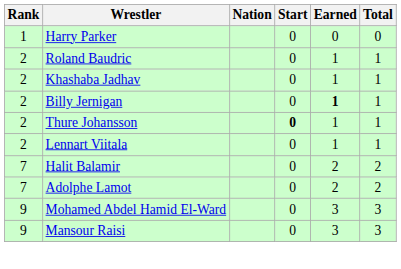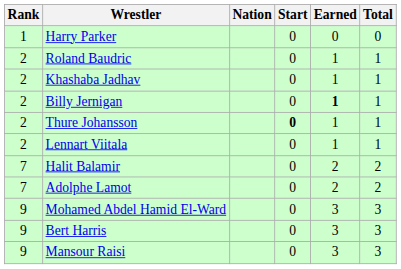+ row: (76, 230)
